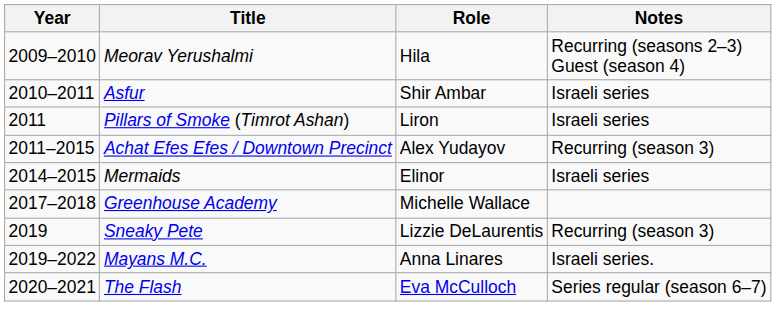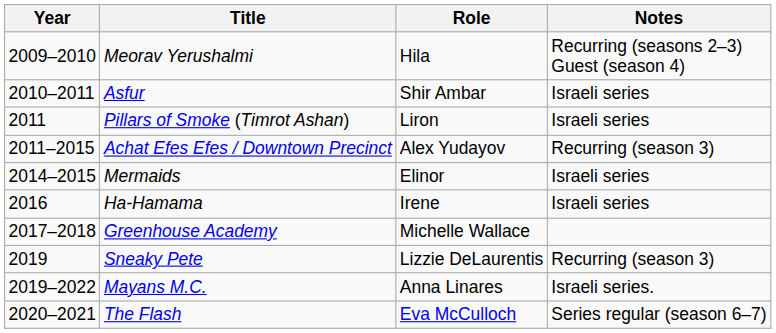+ row: (153, 203)
